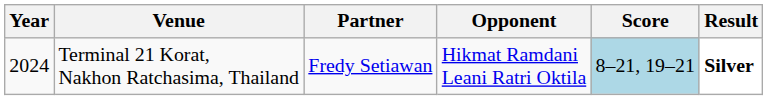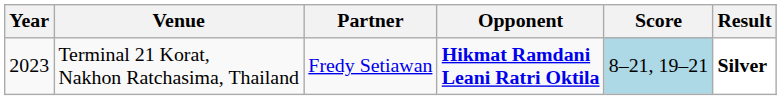(29, 65) 2024 -> (29, 65) 2023
(514, 65) normal -> (521, 65) bold
